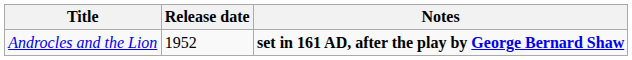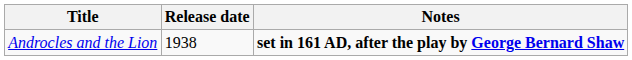(181, 42) 1952 -> (181, 42) 1938
